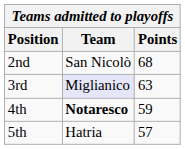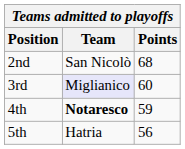(145, 86) 63 -> (145, 86) 60
(145, 132) 57 -> (145, 132) 56
